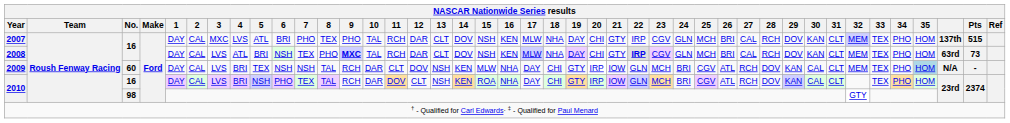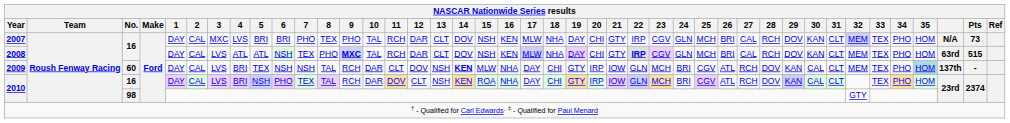(261, 39) ATL -> (261, 39) BRI
(950, 39) 137th -> (950, 39) N/A
(975, 39) 515 -> (975, 39) 73
(261, 54) BRI -> (261, 54) ATL
(975, 54) 73 -> (975, 54) 515
(463, 68) normal -> (463, 68) bold
(950, 68) N/A -> (950, 68) 137th
